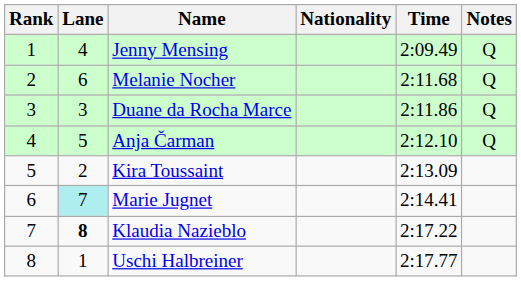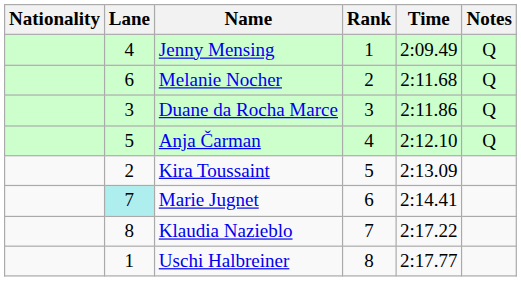columns swapped: (31, 19) <-> (346, 19)
(83, 230) bold -> (129, 230) normal
